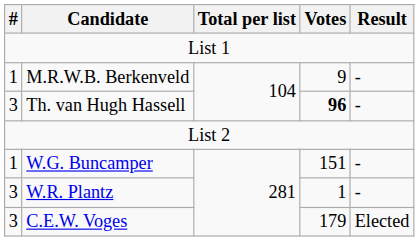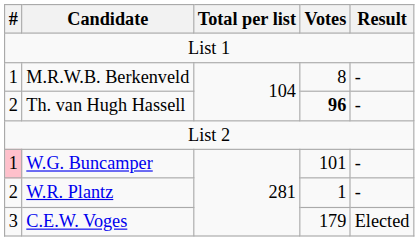(342, 76) 9 -> (342, 76) 8
(13, 105) 3 -> (13, 105) 2
(13, 163) no background -> (13, 163) pink background
(333, 163) 151 -> (333, 163) 101
(13, 192) 3 -> (13, 192) 2
